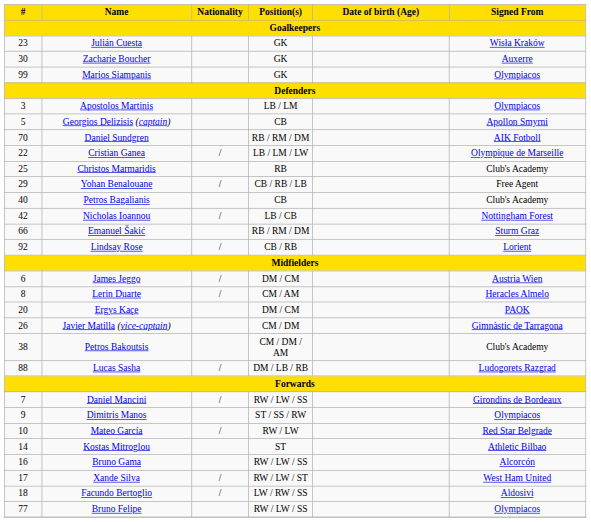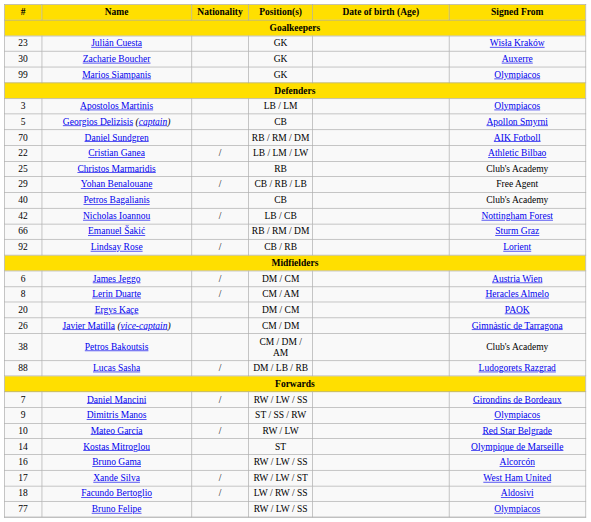(517, 153) Olympique de Marseille -> (517, 153) Athletic Bilbao
(517, 447) Athletic Bilbao -> (517, 447) Olympique de Marseille
